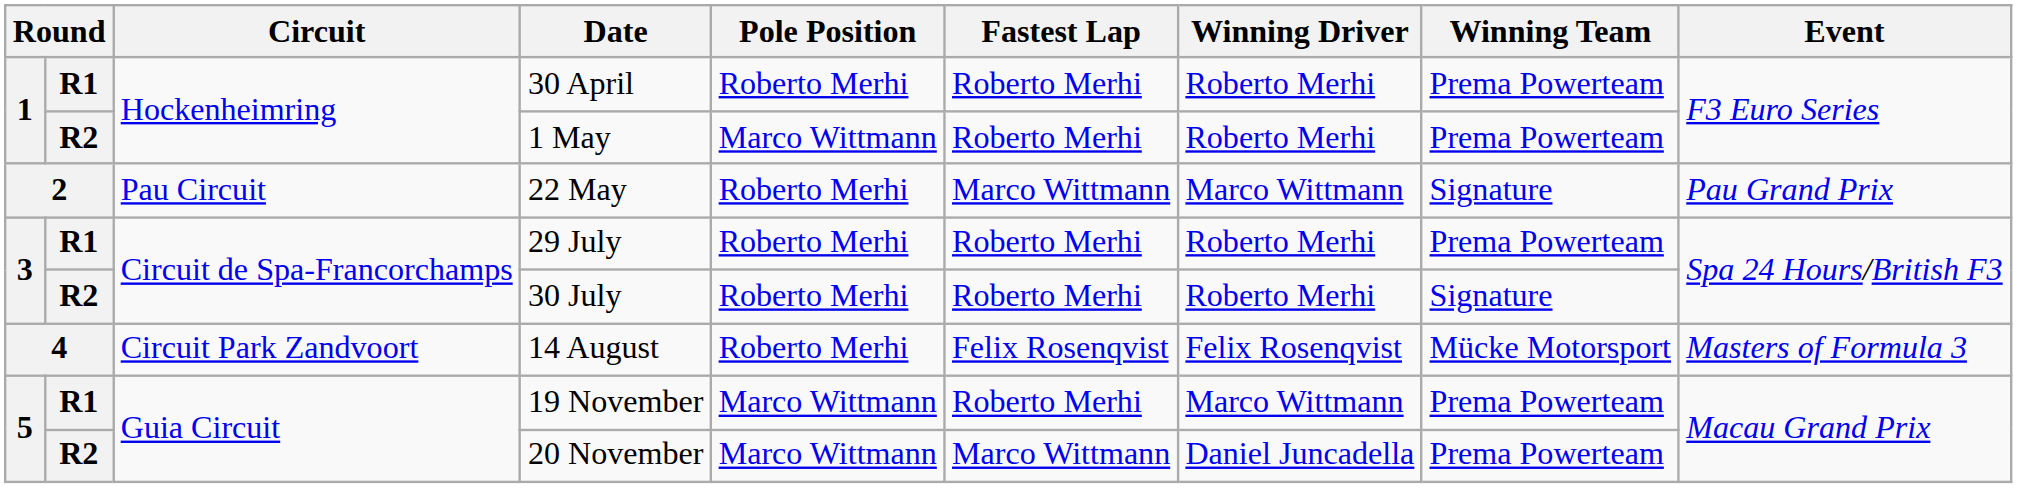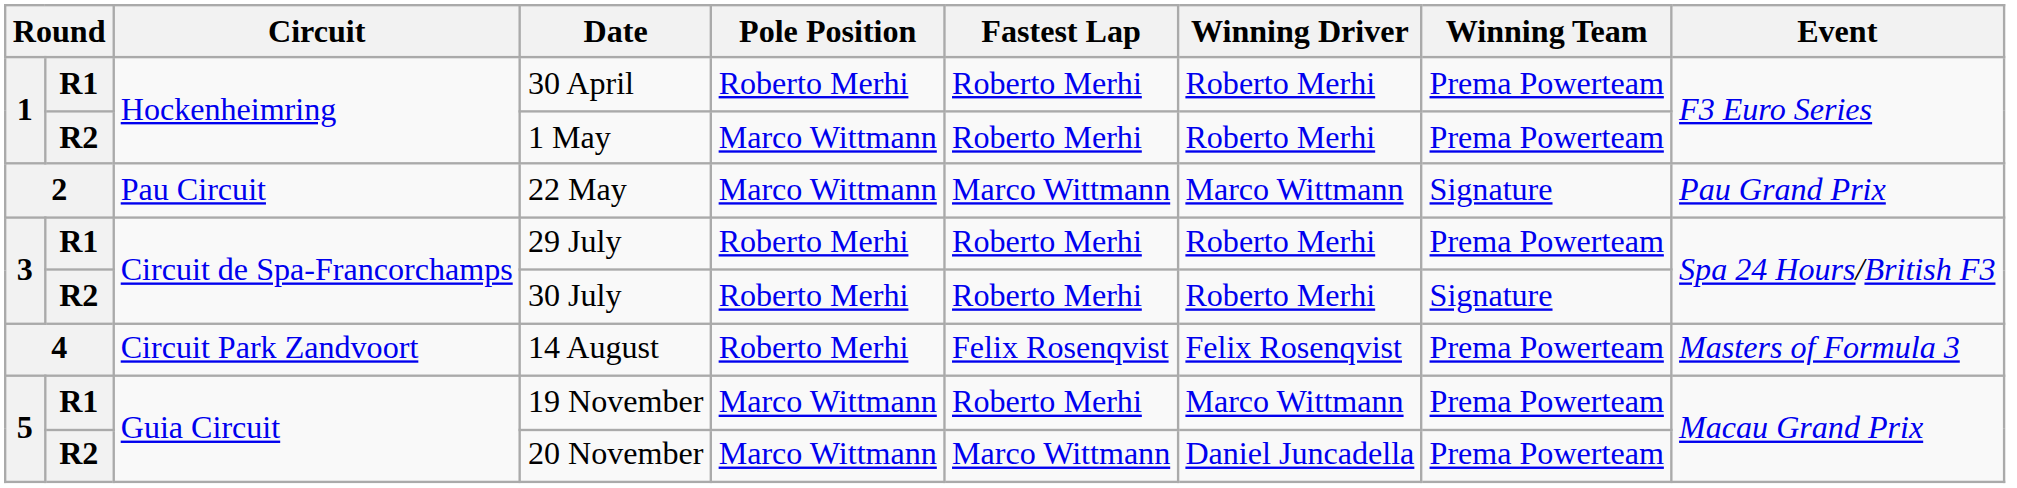(814, 189) Roberto Merhi -> (828, 189) Marco Wittmann
(1550, 348) Mücke Motorsport -> (1547, 348) Prema Powerteam
